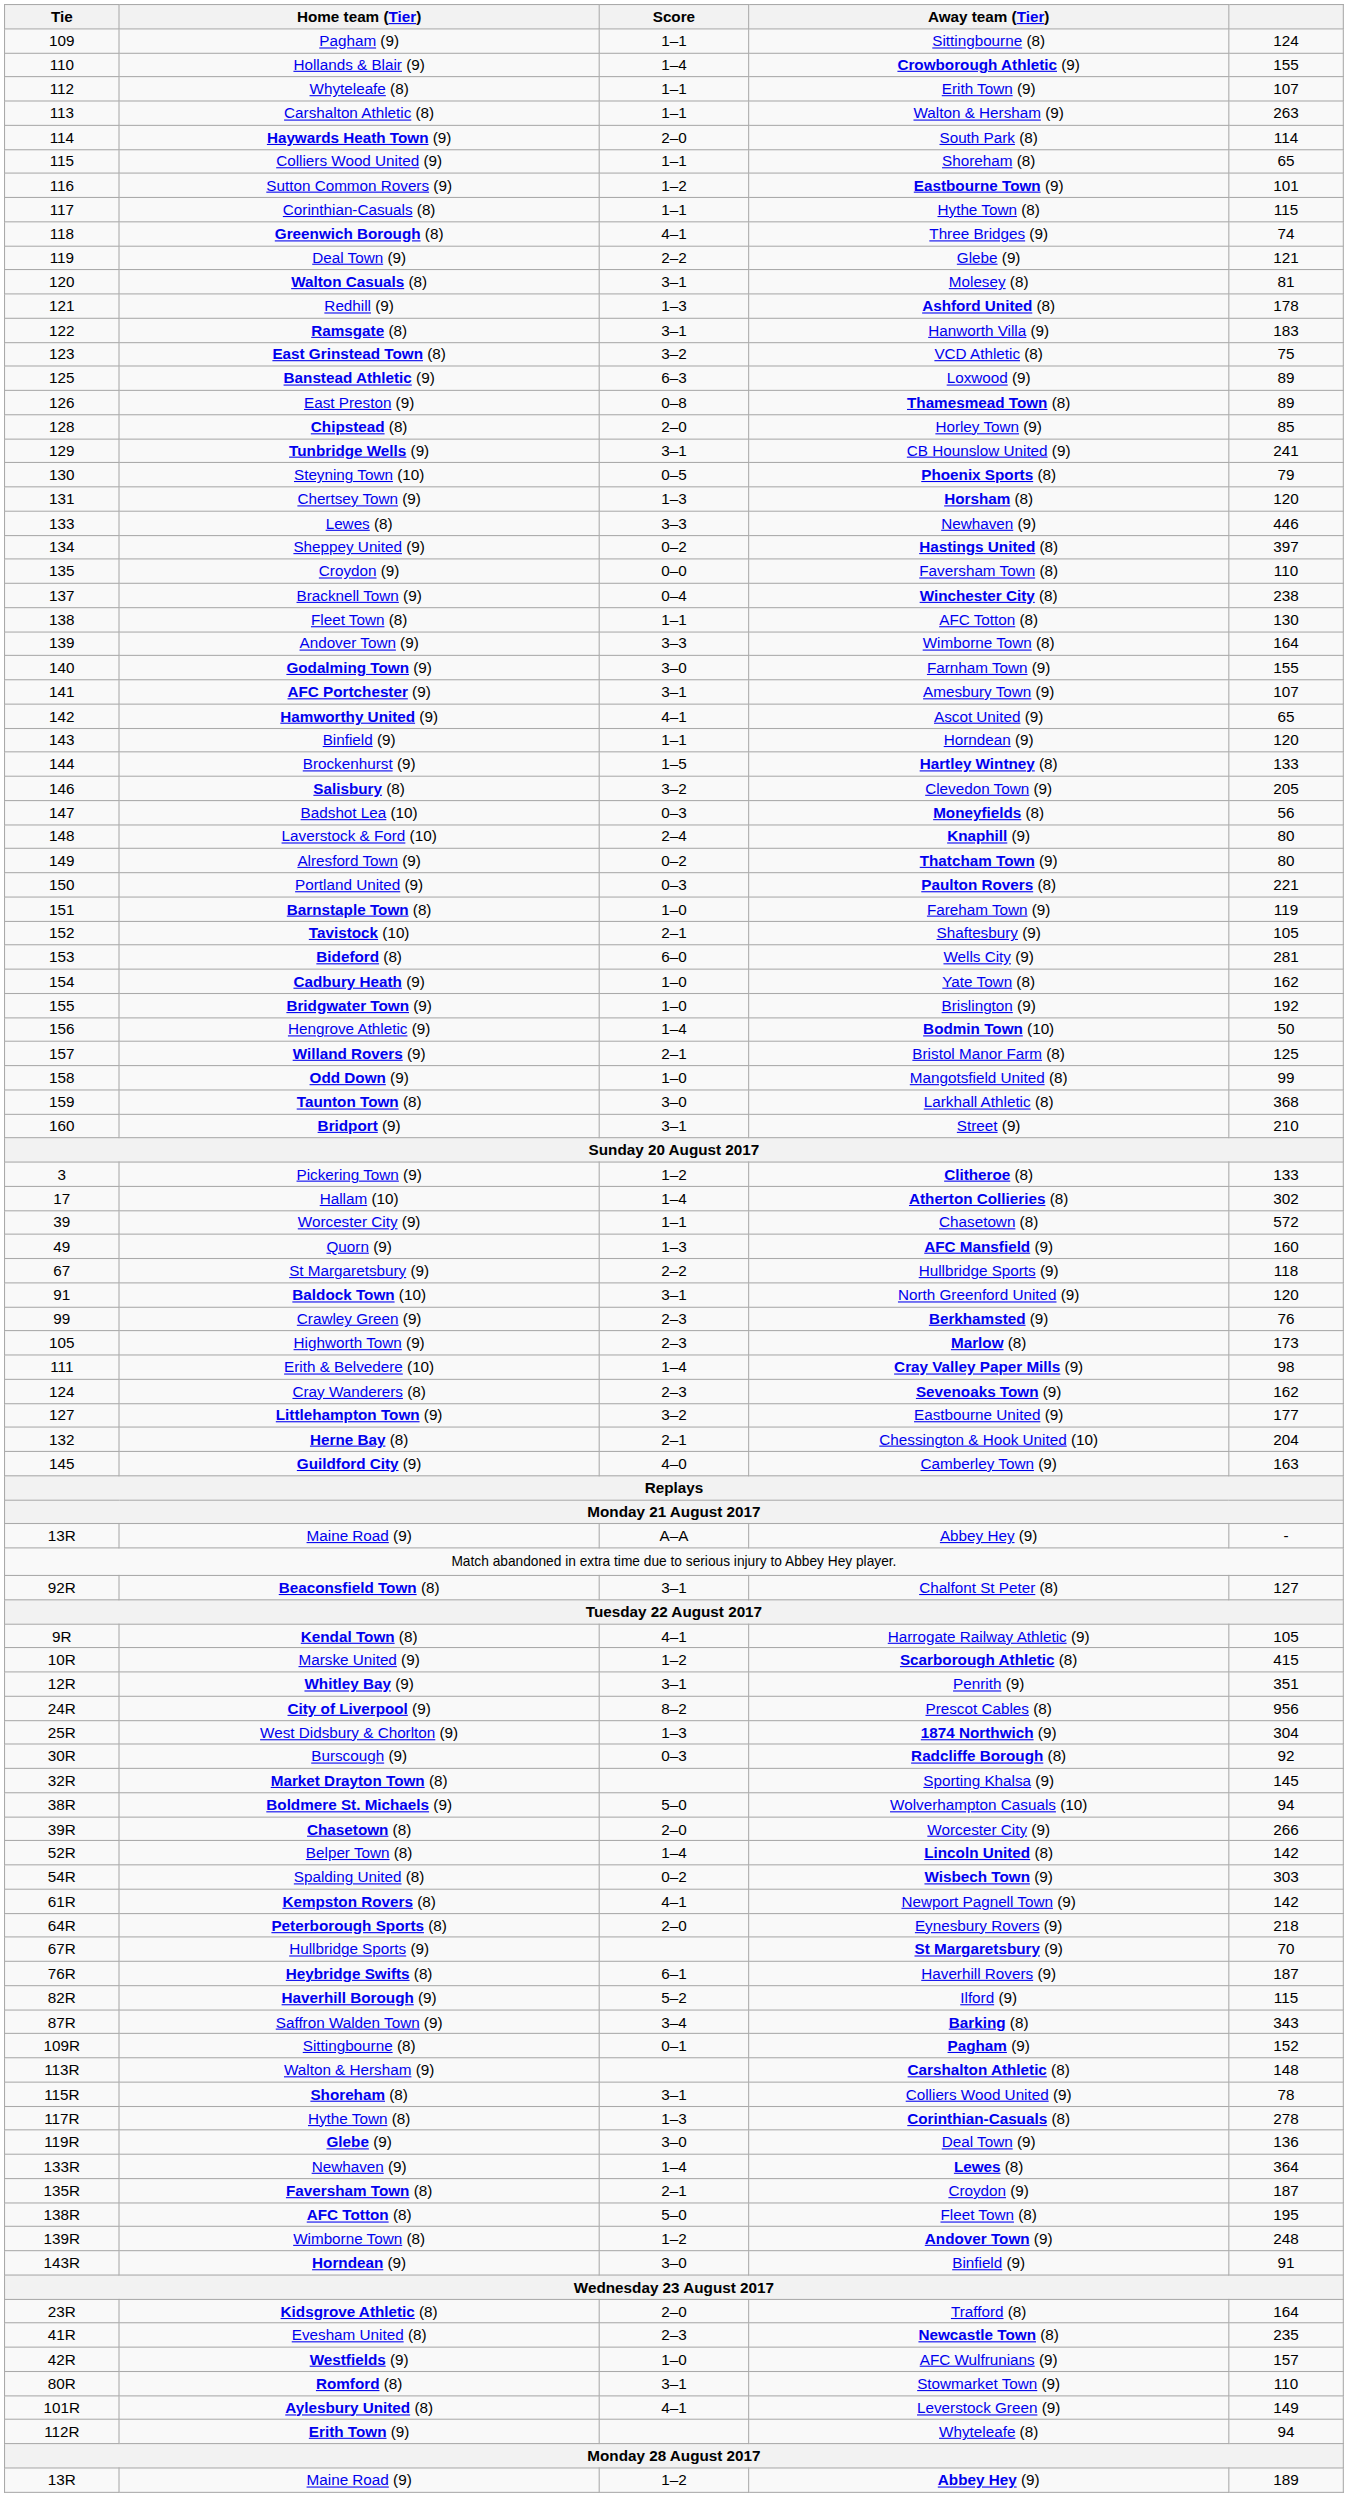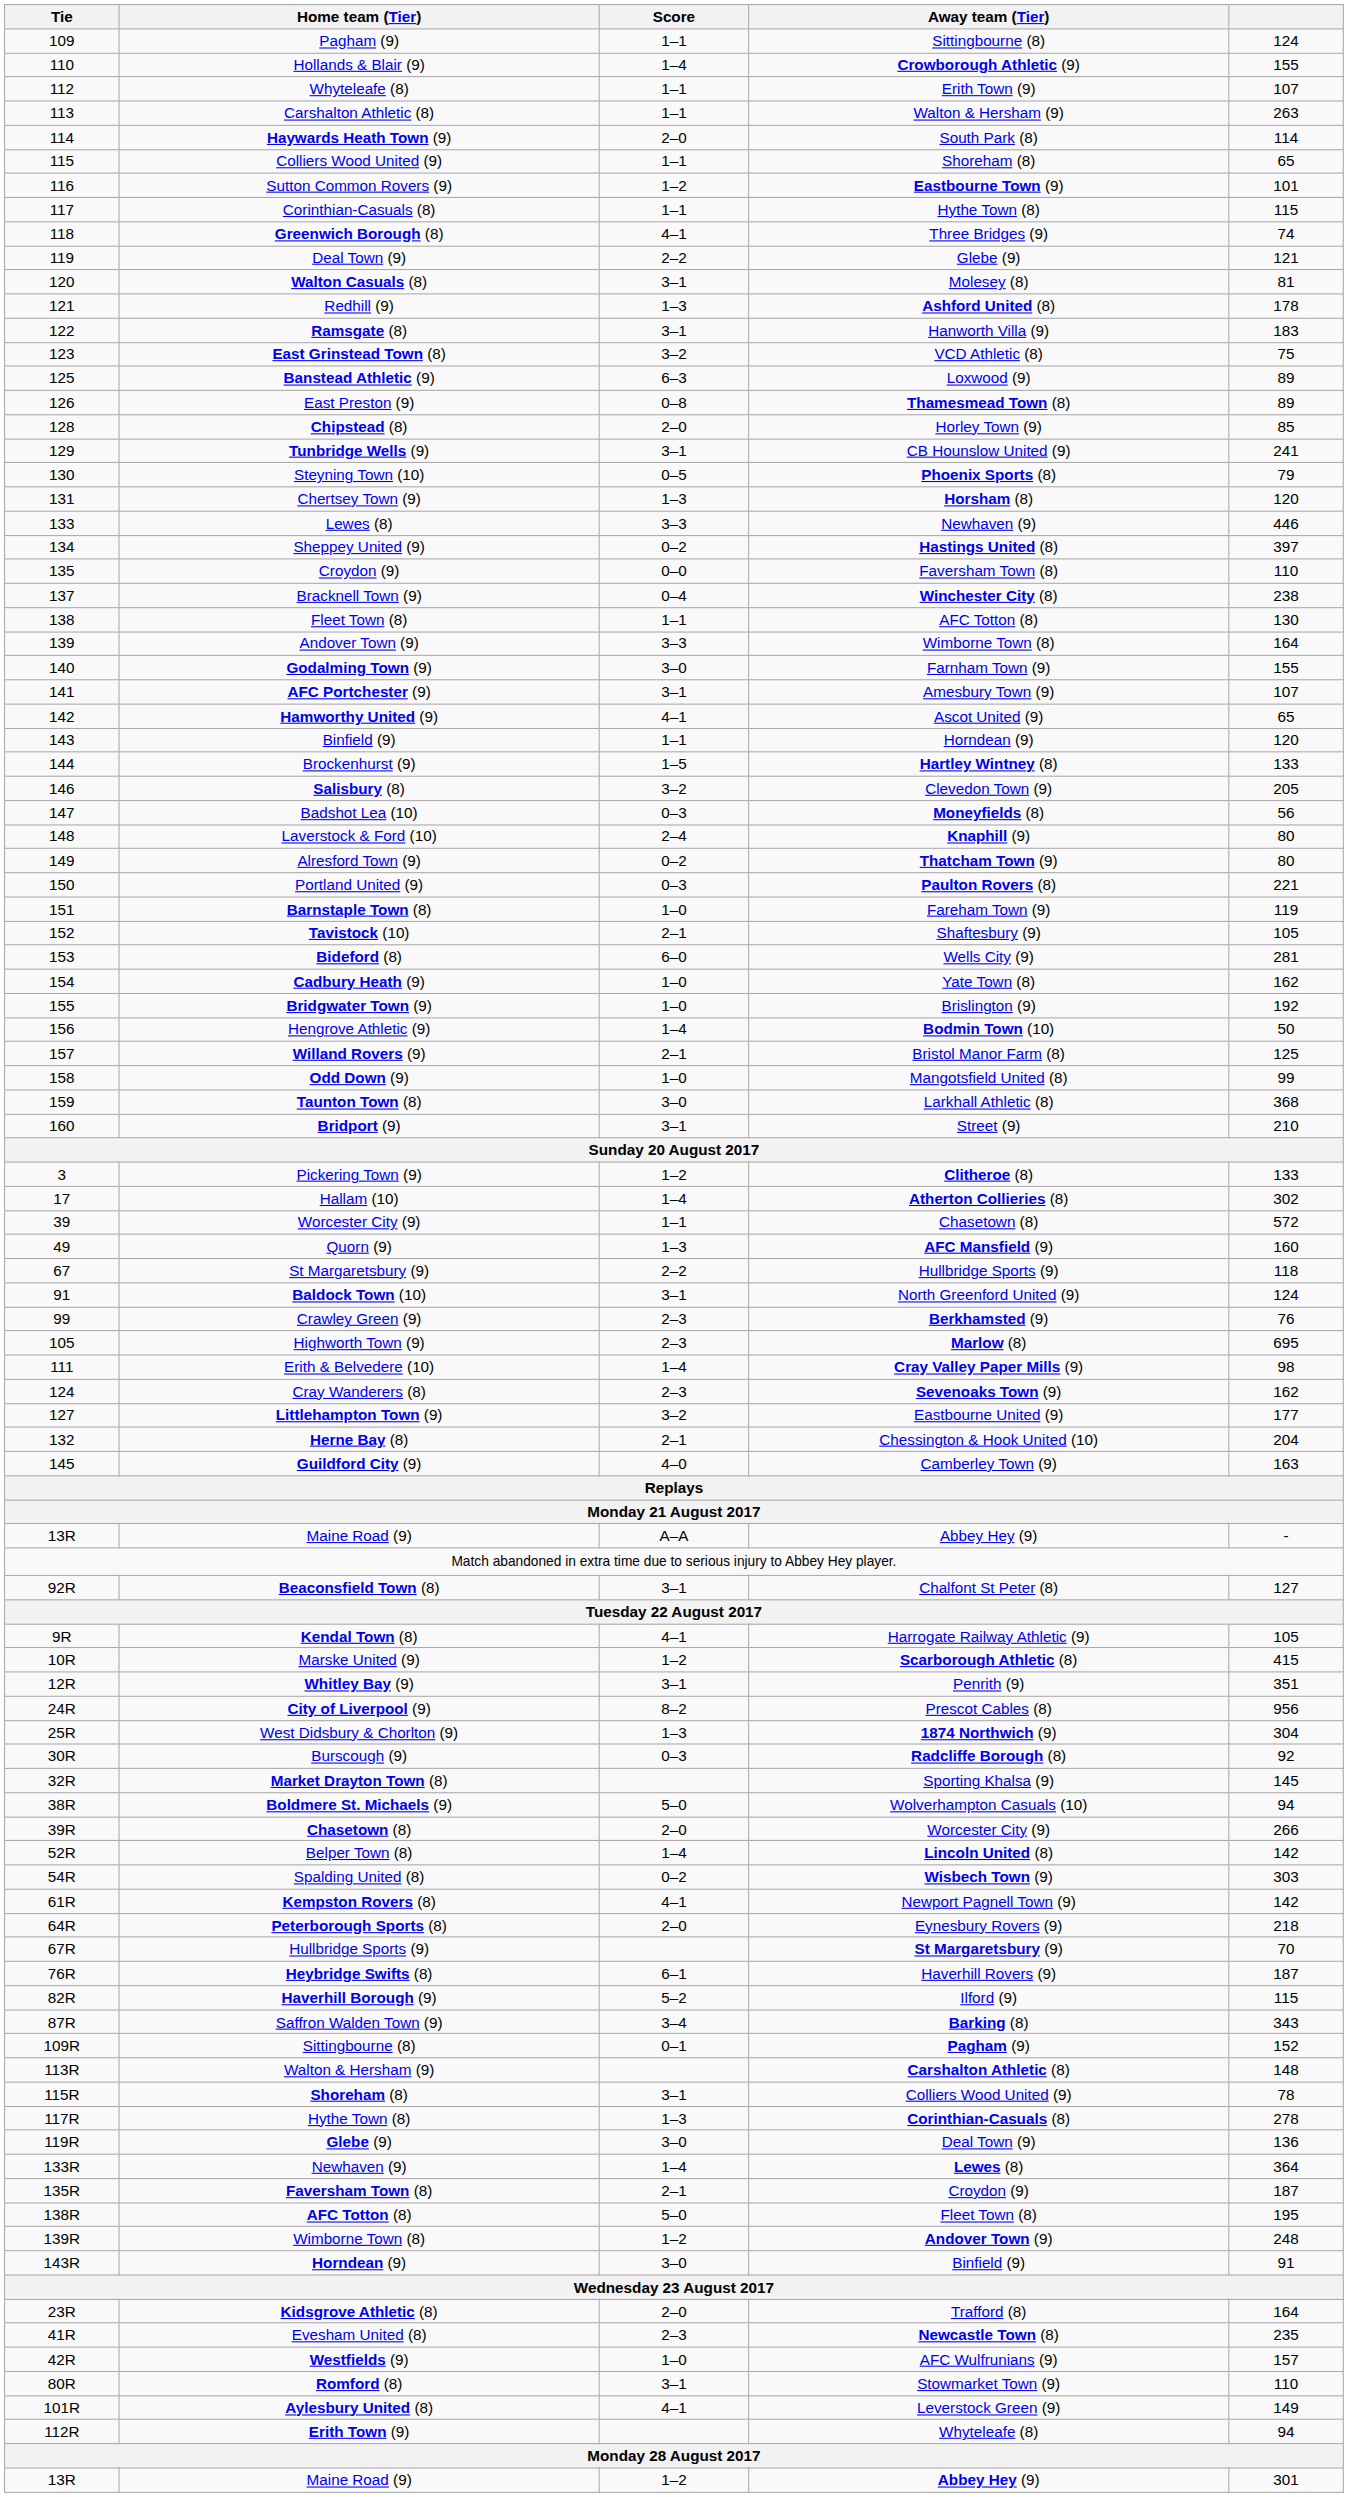(1286, 1295) 120 -> (1286, 1295) 124
(1286, 1343) 173 -> (1286, 1343) 695
(1286, 2480) 189 -> (1286, 2480) 301
